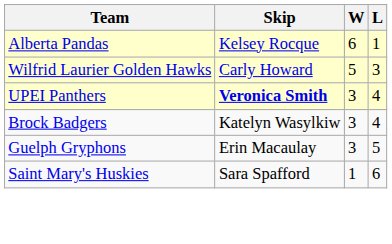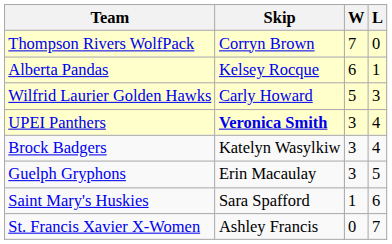+ row: (101, 43)
+ row: (104, 226)
